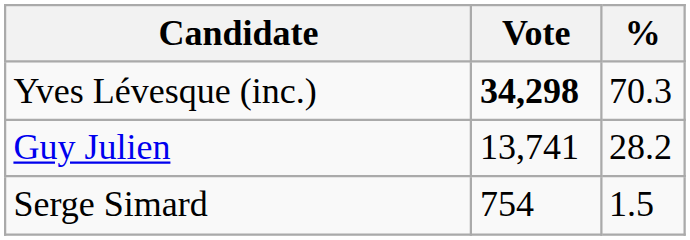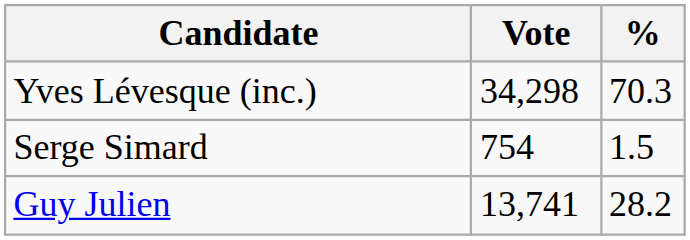(530, 90) bold -> (530, 90) normal
rows swapped: (92, 147) <-> (111, 204)
